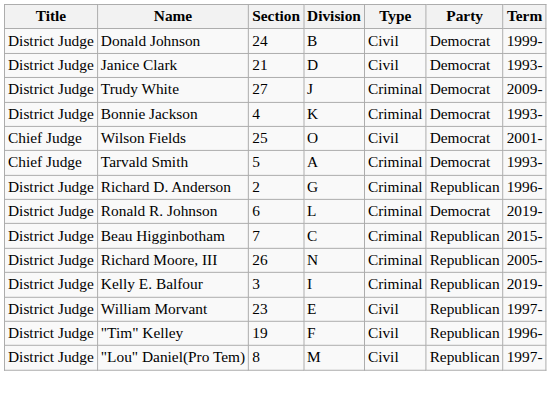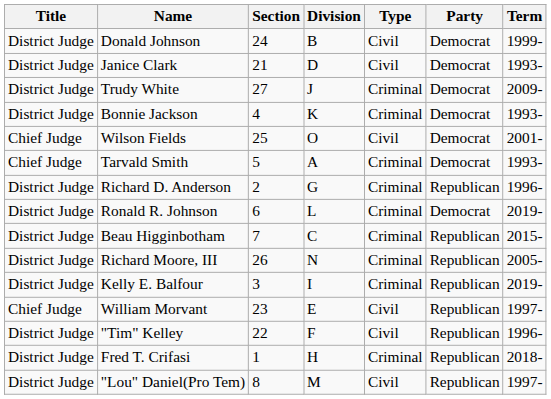(51, 308) District Judge -> (45, 308) Chief Judge
(260, 333) 19 -> (260, 333) 22
+ row: (146, 357)
